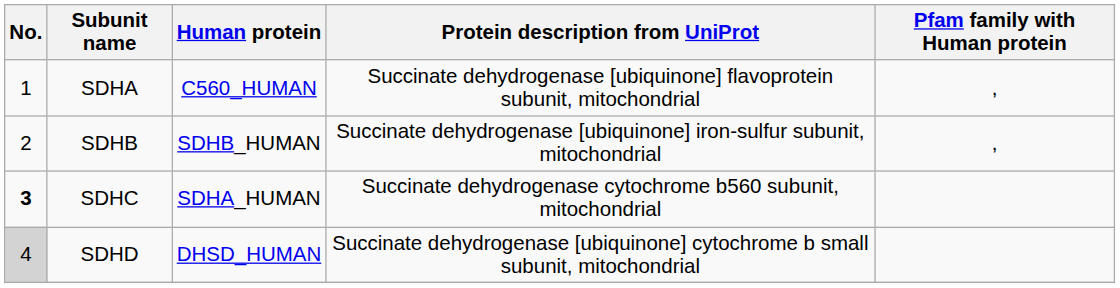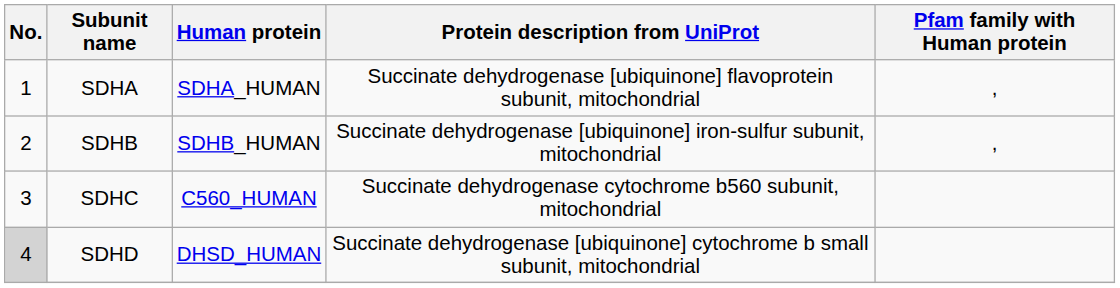(249, 87) C560_HUMAN -> (249, 87) SDHA_HUMAN
(26, 198) bold -> (26, 198) normal
(249, 198) SDHA_HUMAN -> (249, 198) C560_HUMAN
